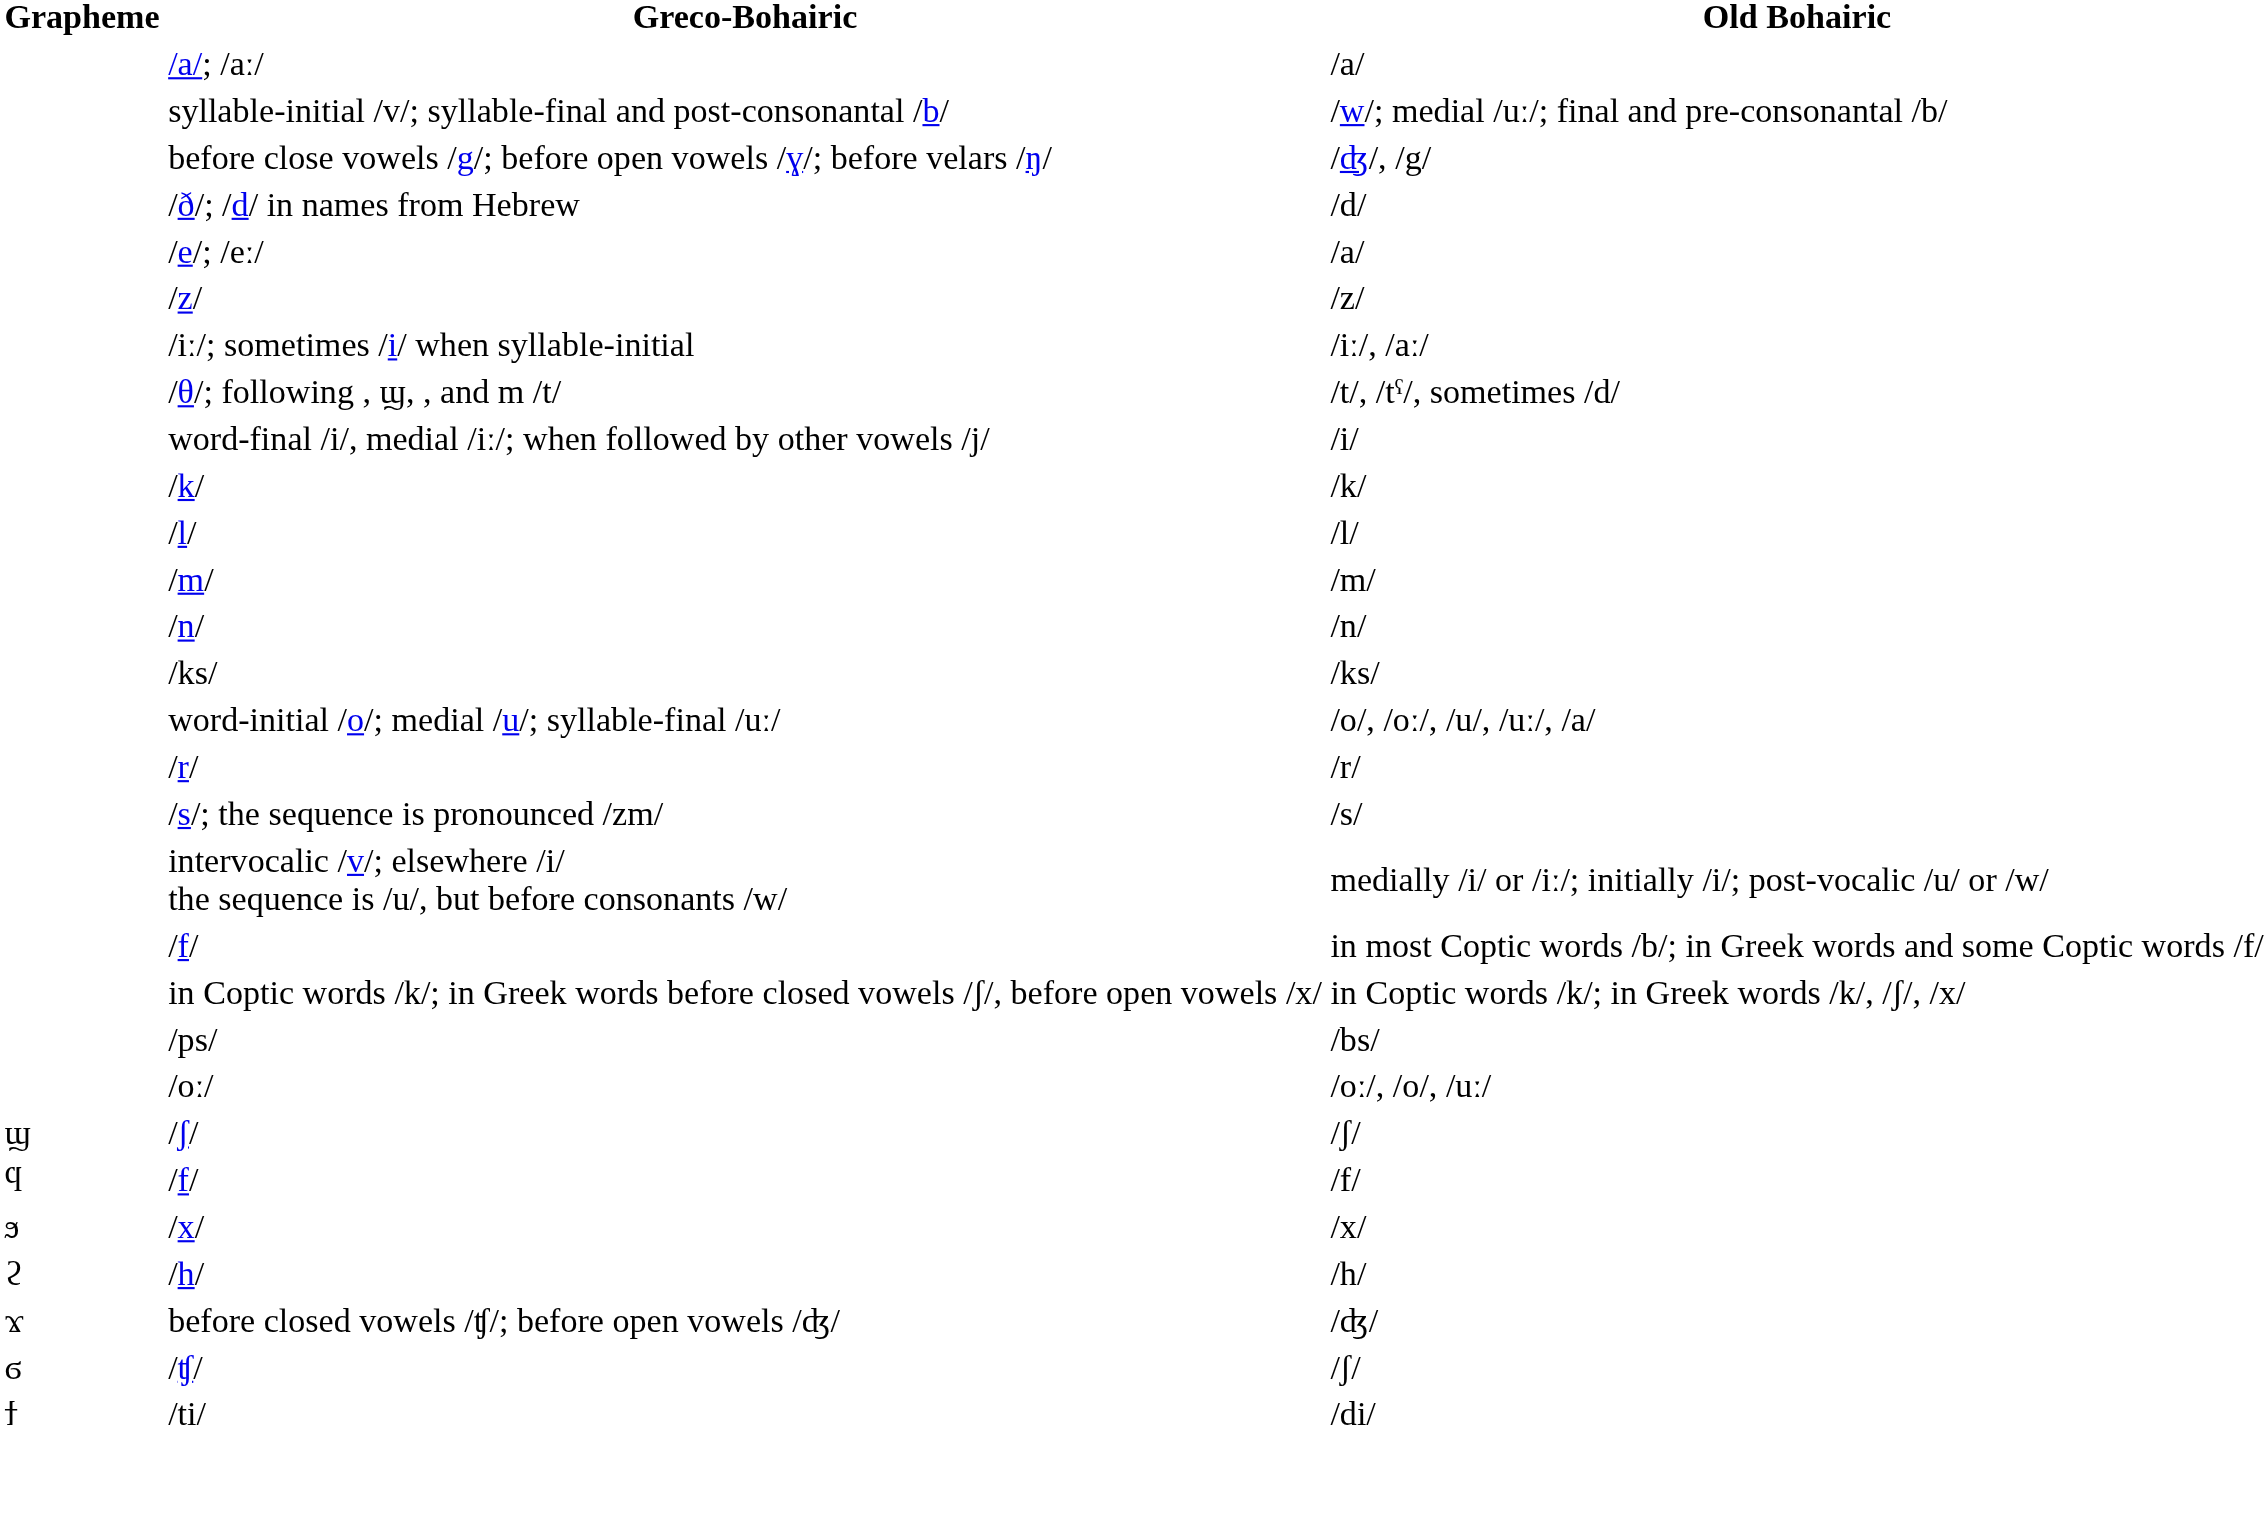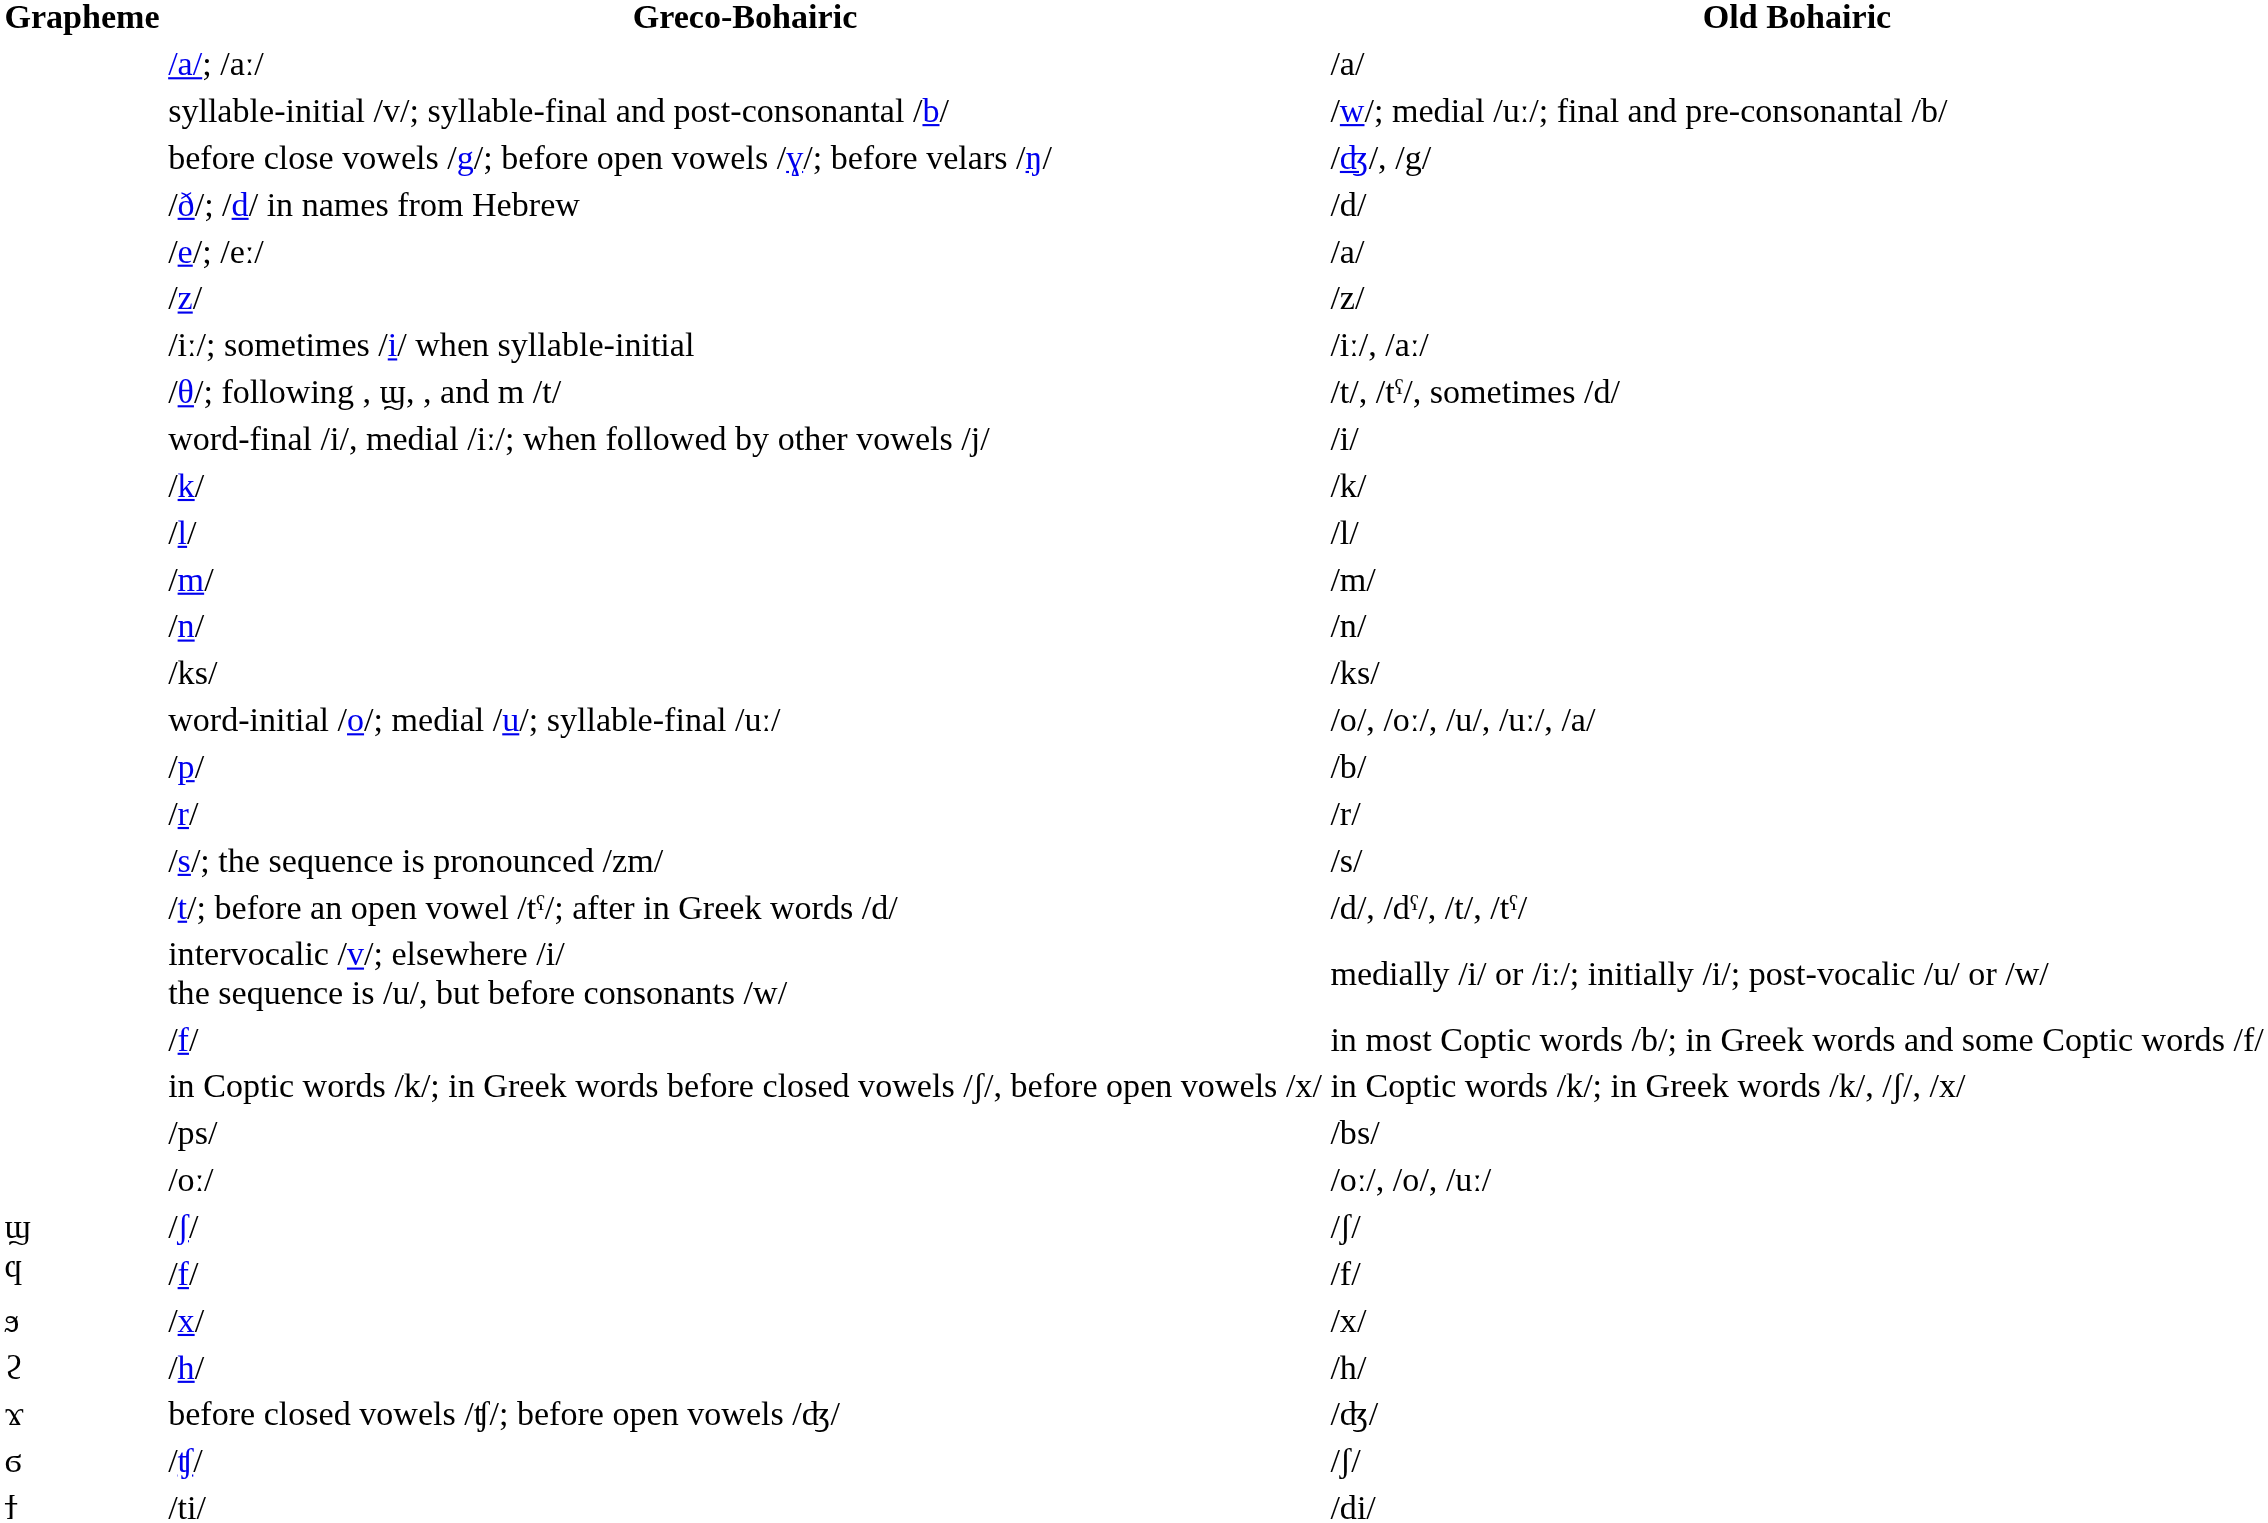+ row: (186, 766)
+ row: (533, 907)
